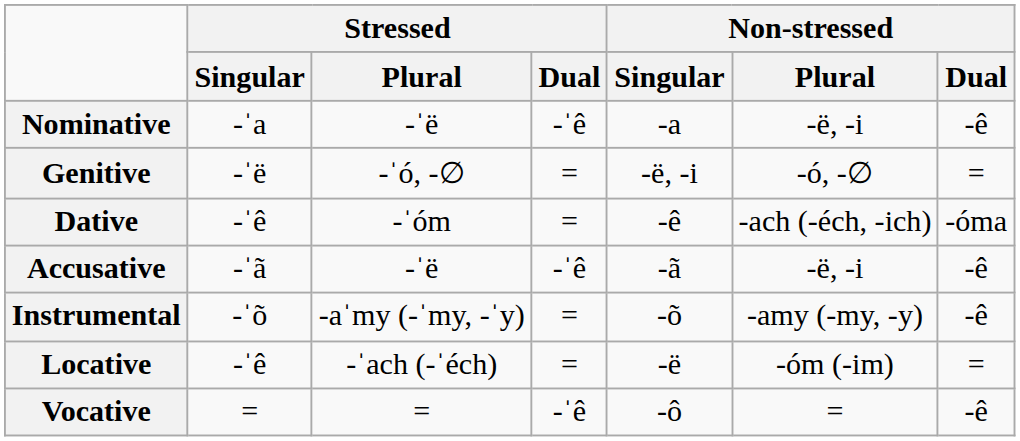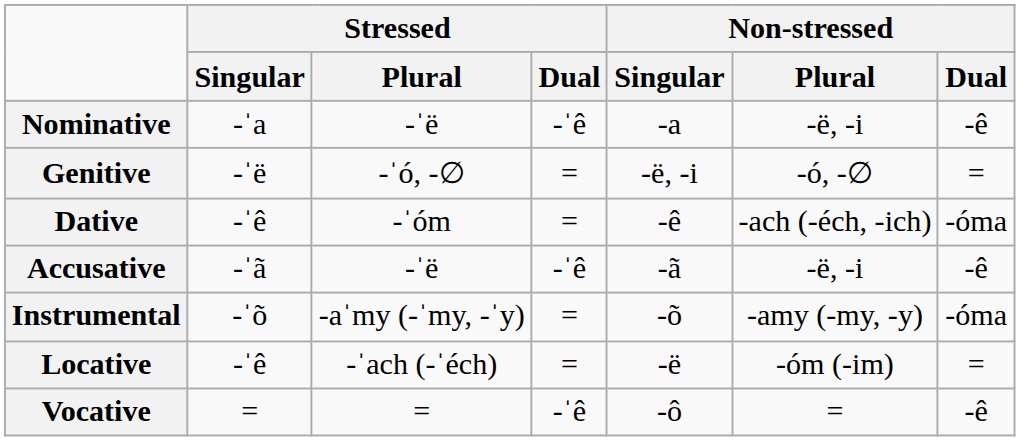(976, 316) -ê -> (976, 316) -óma
